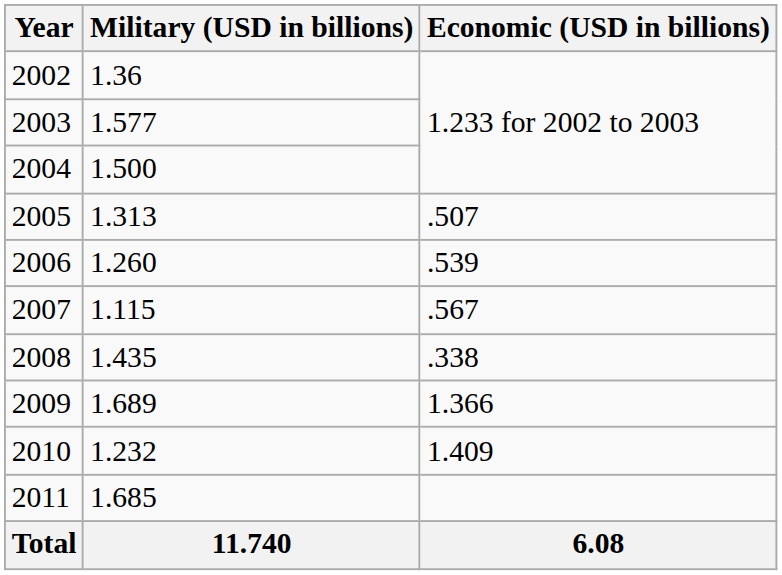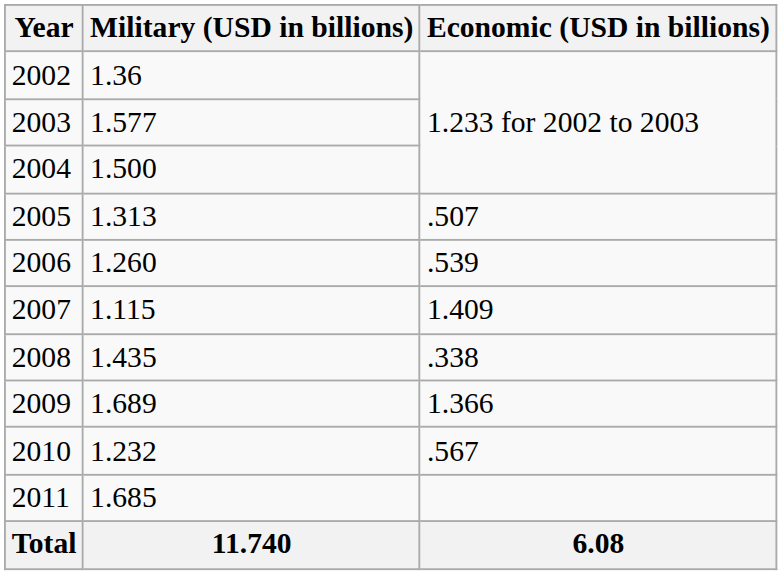(453, 309) .567 -> (460, 309) 1.409
(460, 450) 1.409 -> (453, 450) .567
